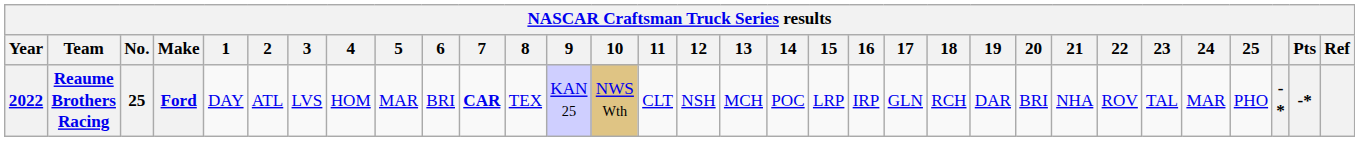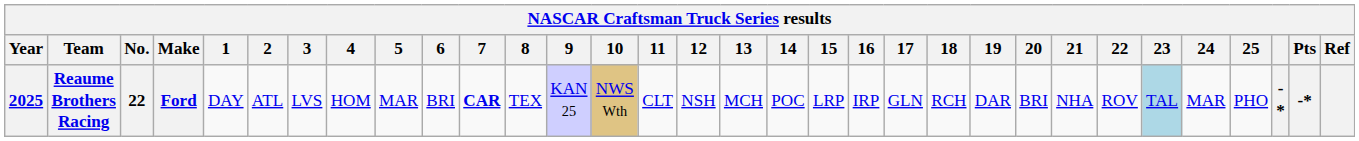(26, 100) 2022 -> (26, 100) 2025
(137, 100) 25 -> (137, 100) 22
(1162, 100) no background -> (1162, 100) lightblue background
